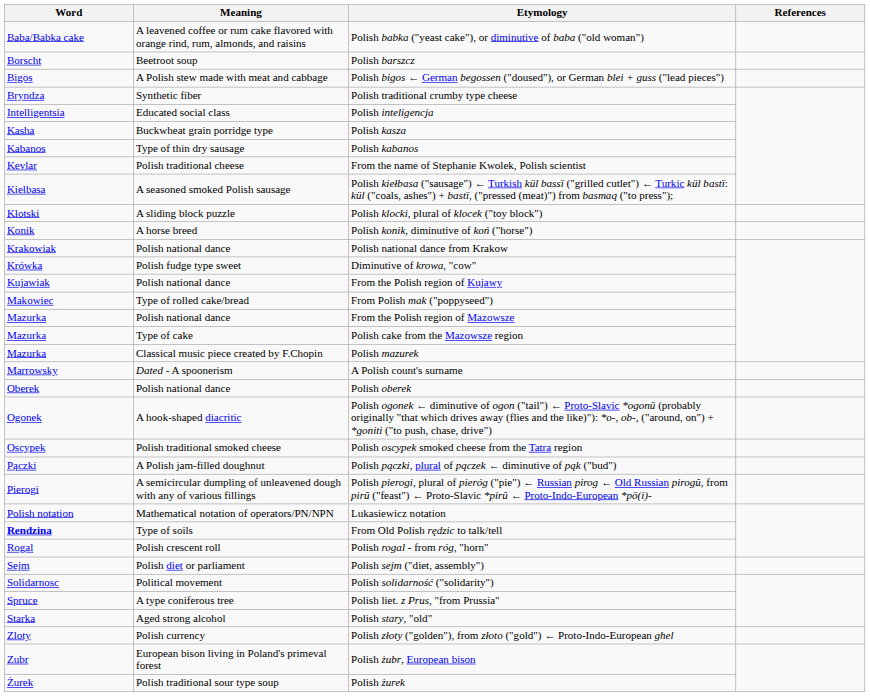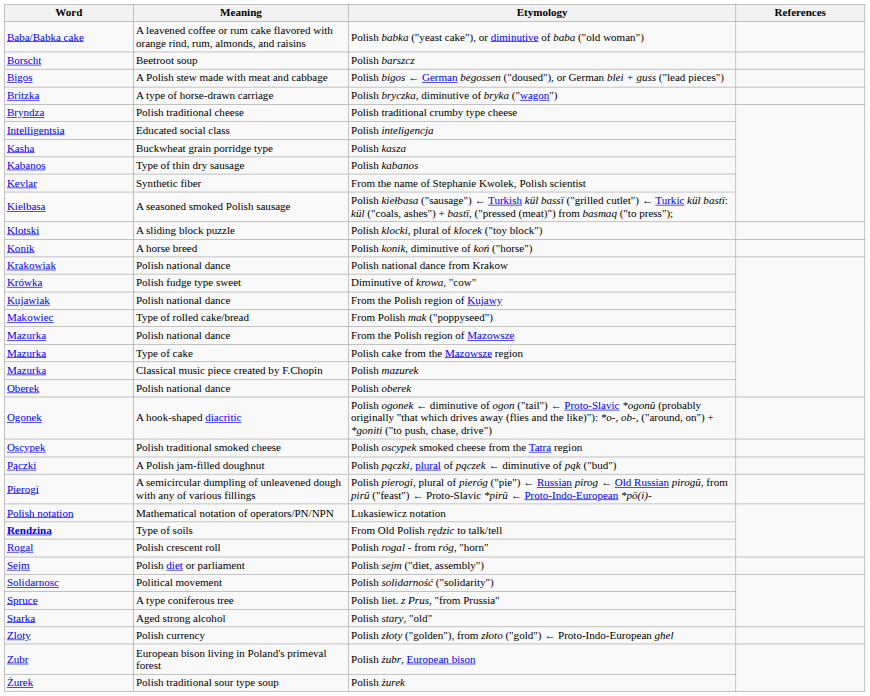+ row: (454, 95)
(169, 95) Synthetic fiber -> (190, 113) Polish traditional cheese
(190, 165) Polish traditional cheese -> (169, 183) Synthetic fiber
- row: (407, 370)
